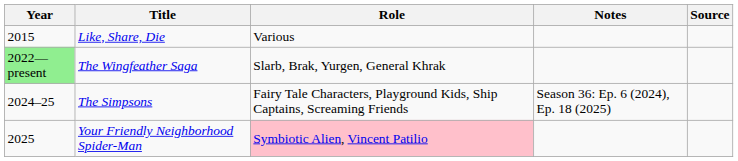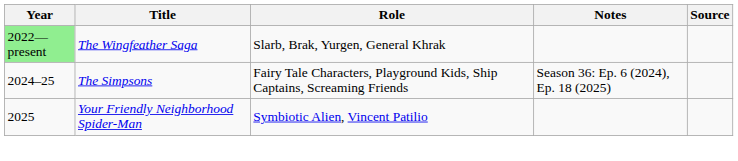- row: (121, 36)
(341, 138) pink background -> (341, 116) no background
